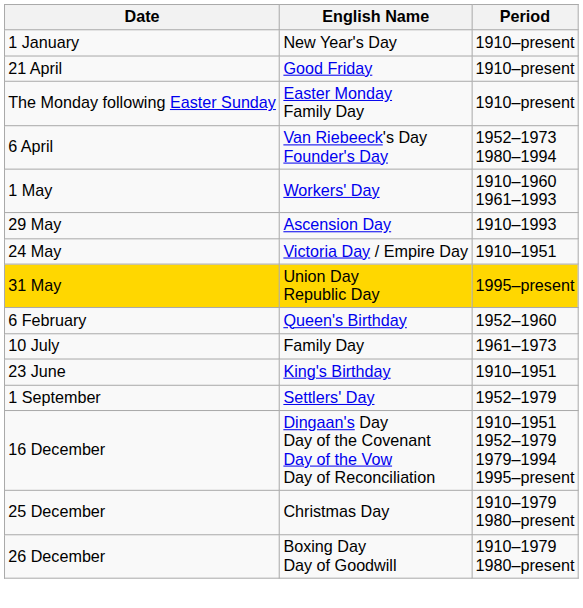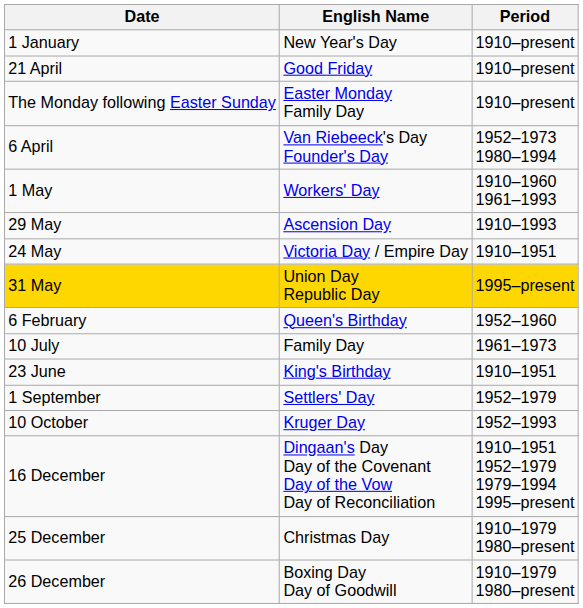+ row: (48, 423)
